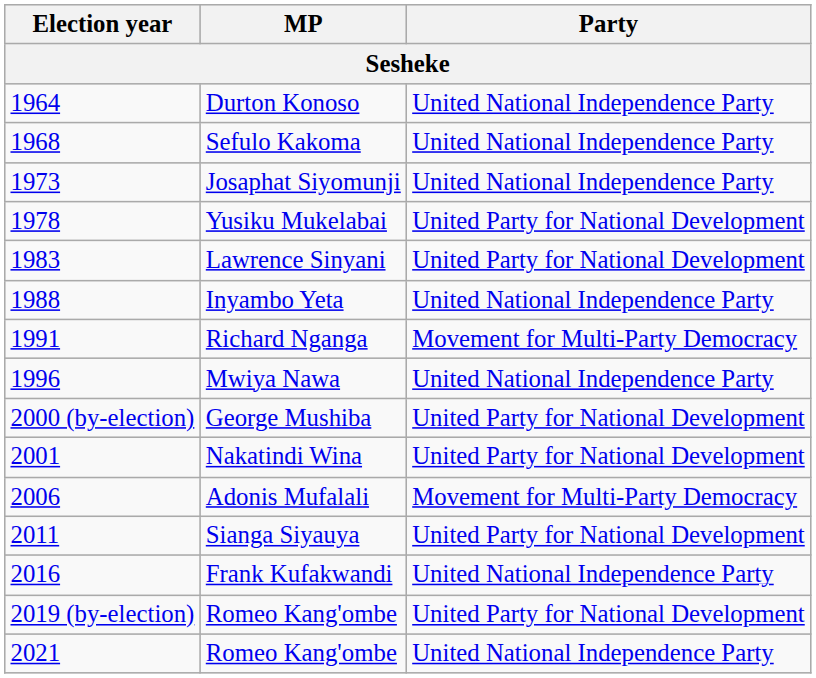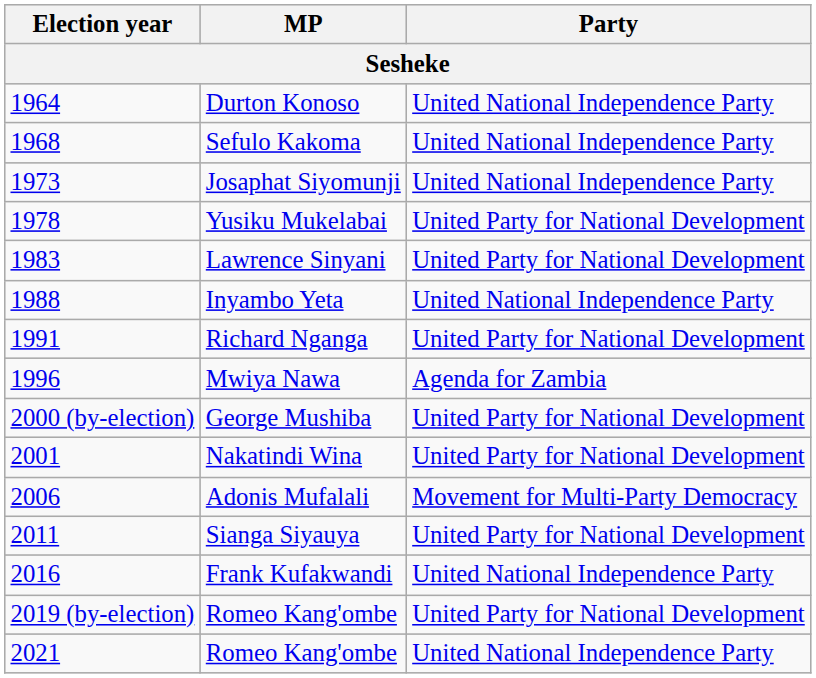(605, 338) Movement for Multi-Party Democracy -> (608, 338) United Party for National Development
(593, 378) United National Independence Party -> (509, 378) Agenda for Zambia
